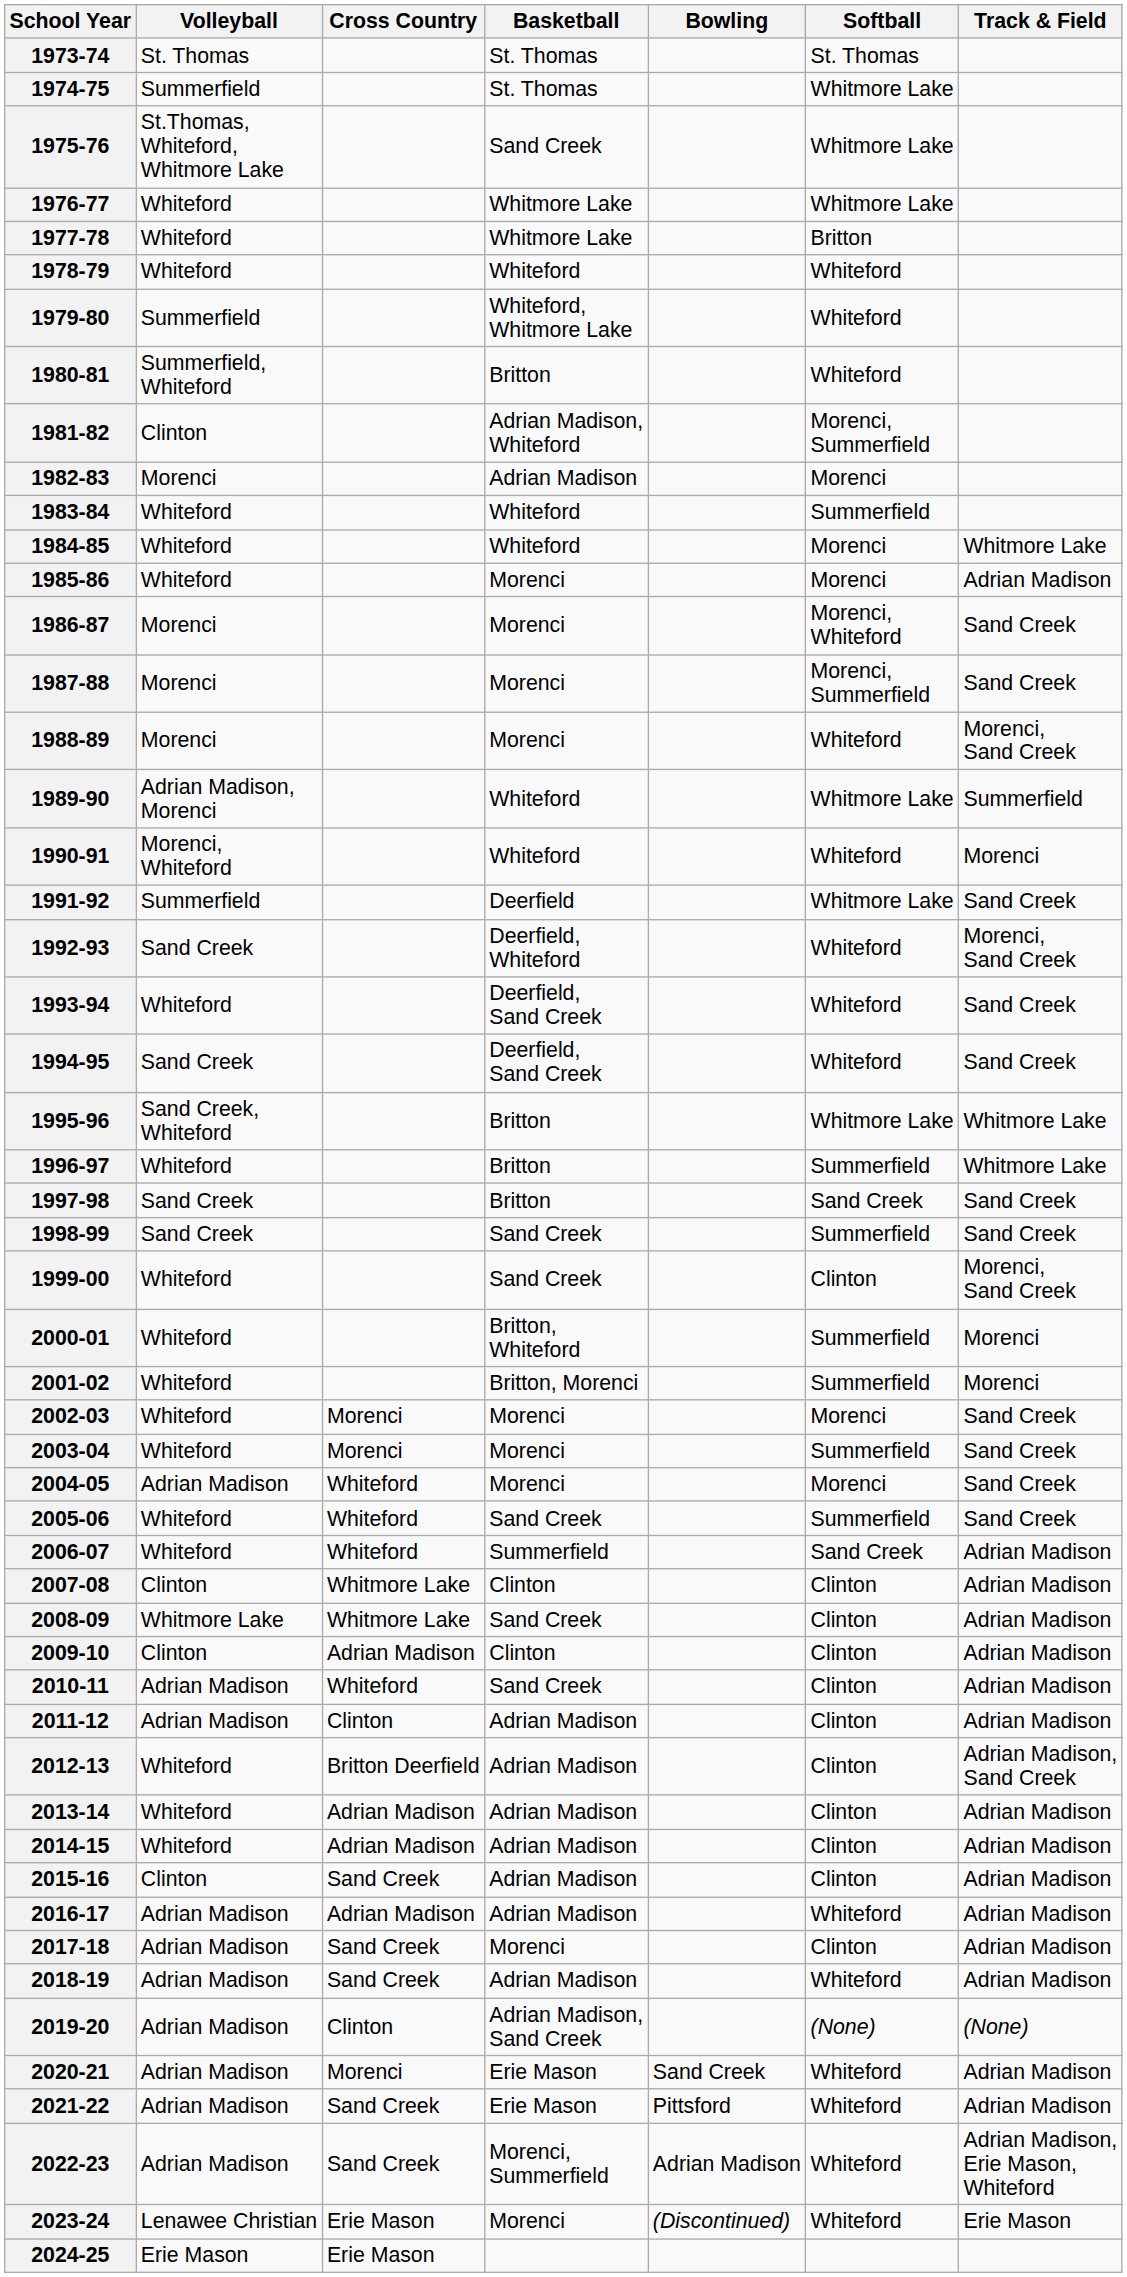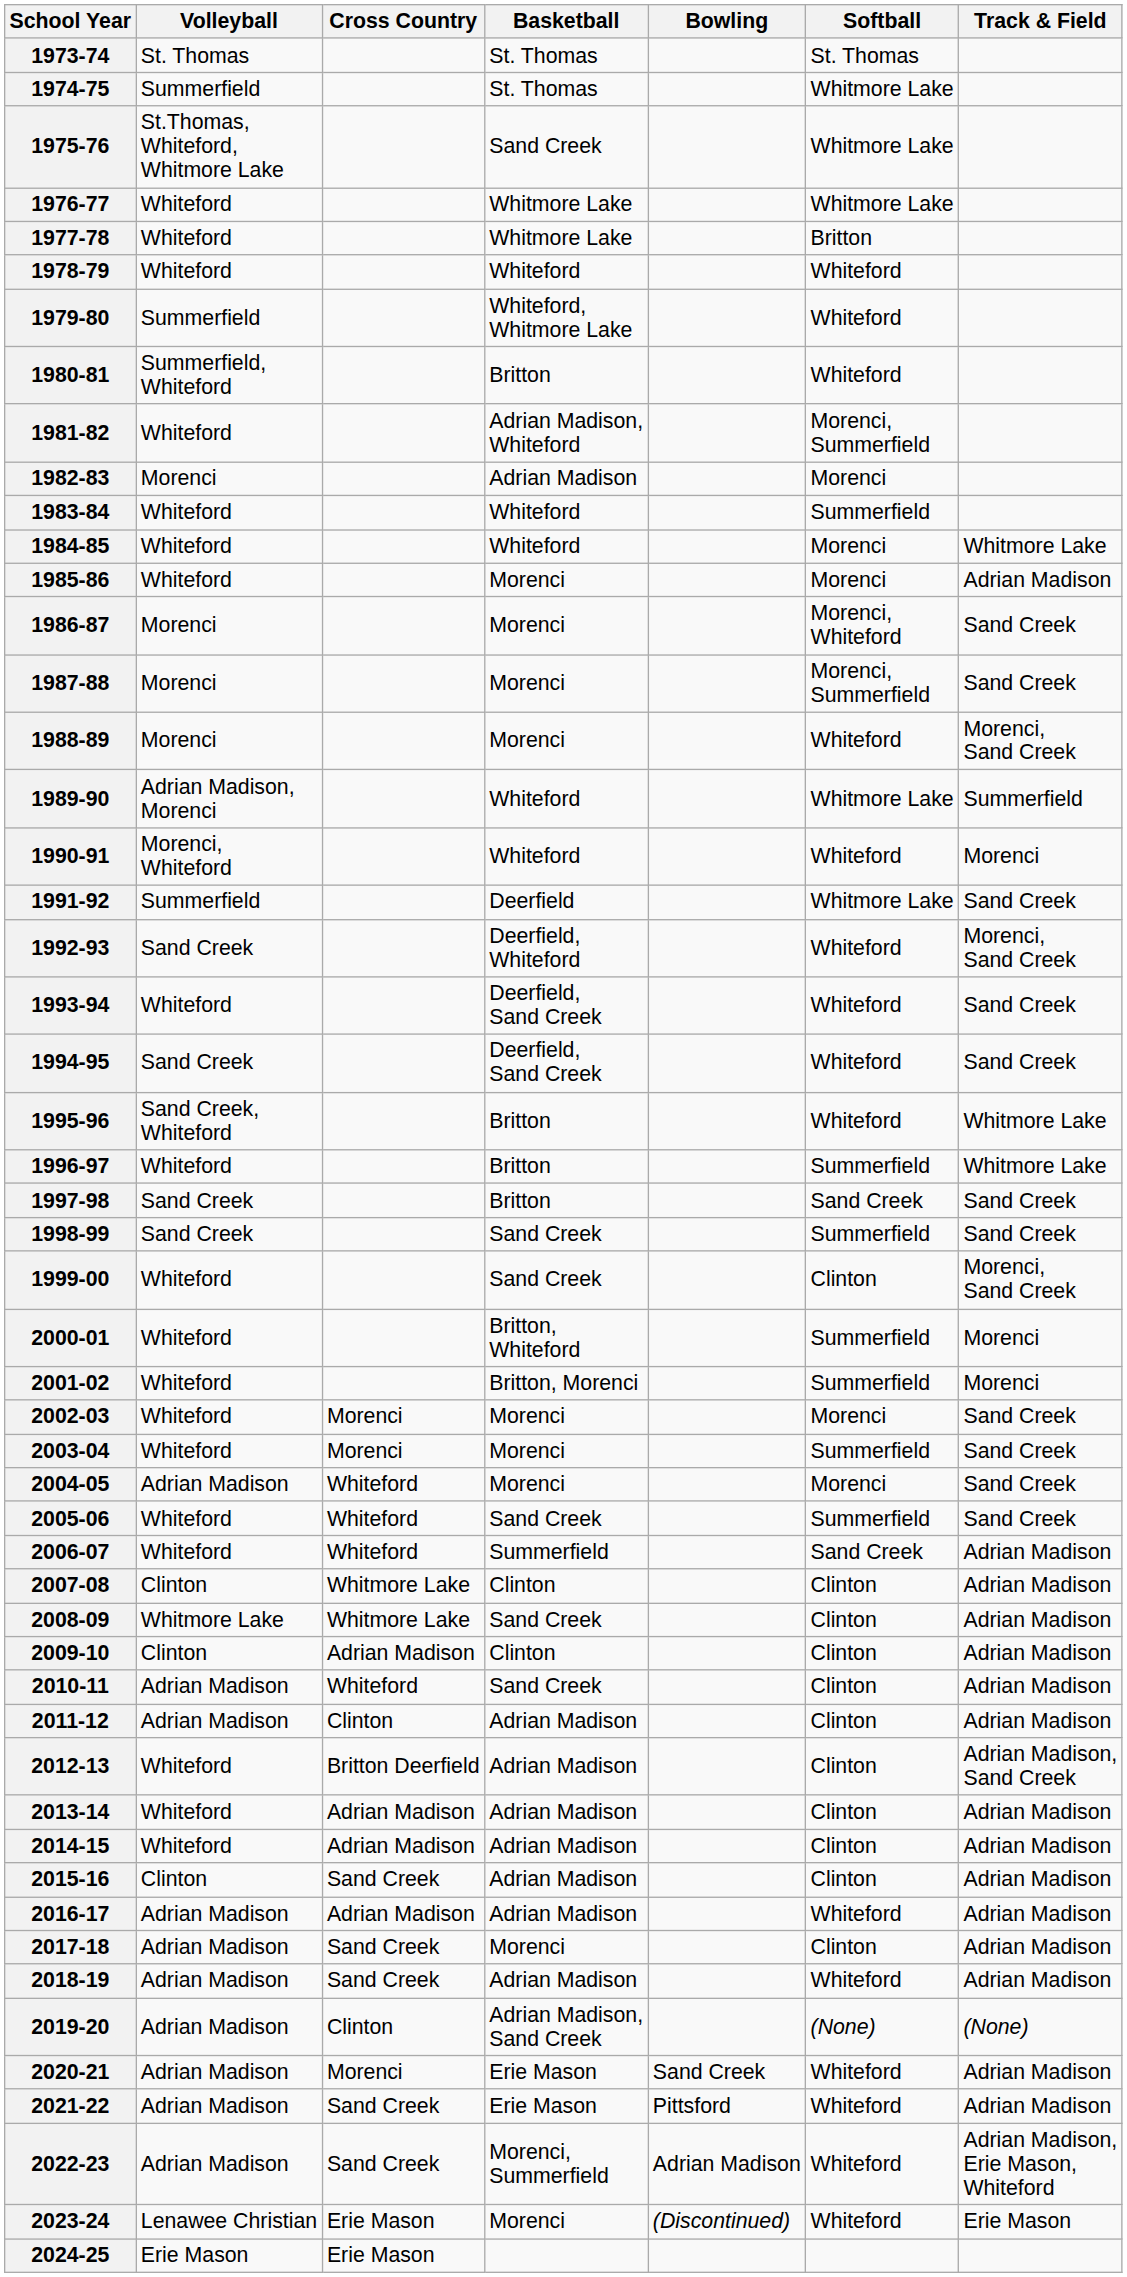(174, 432) Clinton -> (186, 432) Whiteford
(882, 1120) Whitmore Lake -> (856, 1120) Whiteford
